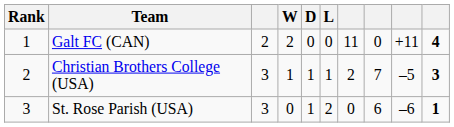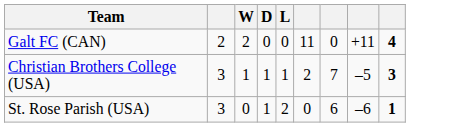- column: (26, 16)
